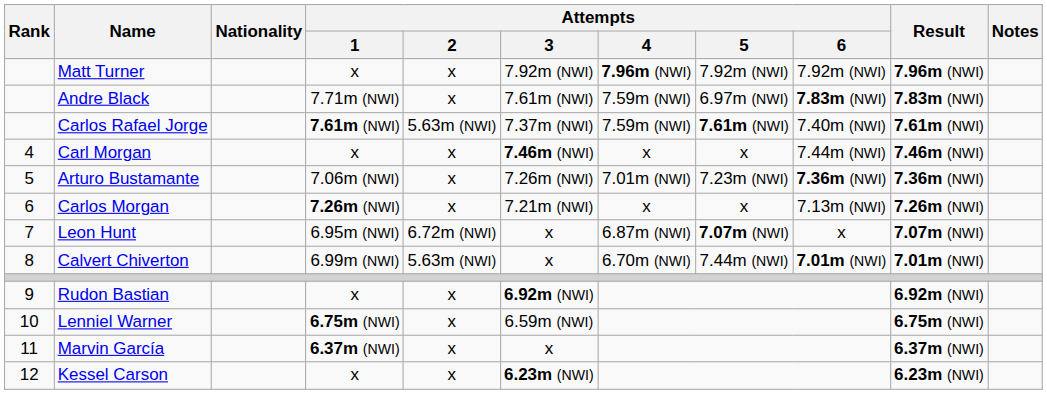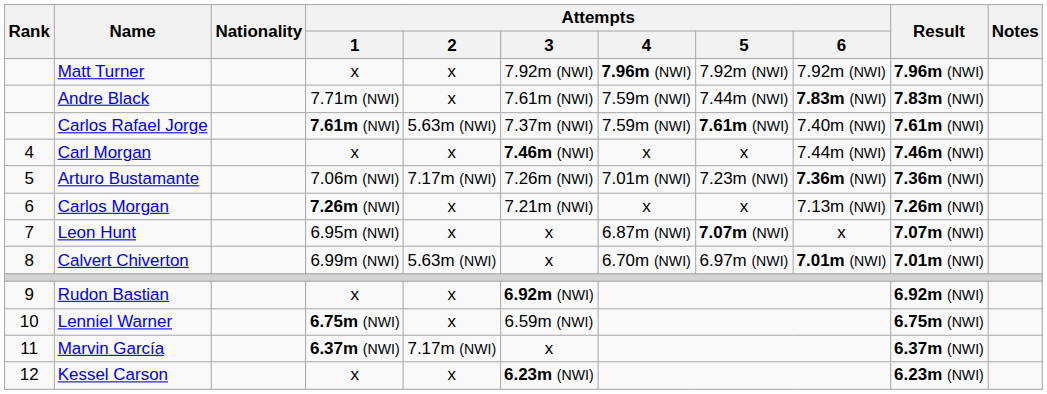(744, 98) 6.97m (NWI) -> (744, 98) 7.44m (NWI)
(452, 179) x -> (452, 179) 7.17m (NWI)
(452, 233) 6.72m (NWI) -> (452, 233) x
(744, 260) 7.44m (NWI) -> (744, 260) 6.97m (NWI)
(452, 348) x -> (452, 348) 7.17m (NWI)
